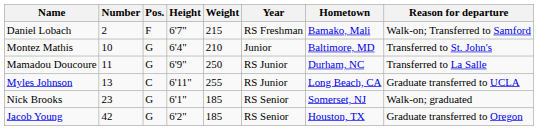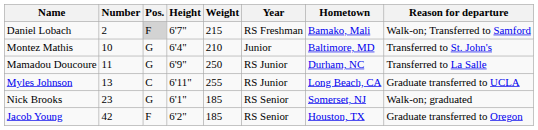(148, 30) no background -> (148, 30) lightgrey background
(149, 116) G -> (148, 116) F
